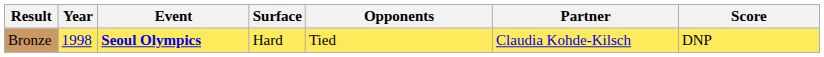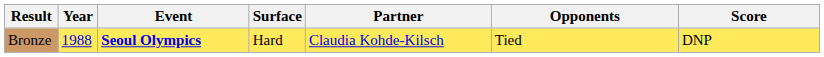columns swapped: (586, 16) <-> (399, 16)
(77, 40) 1998 -> (77, 40) 1988
